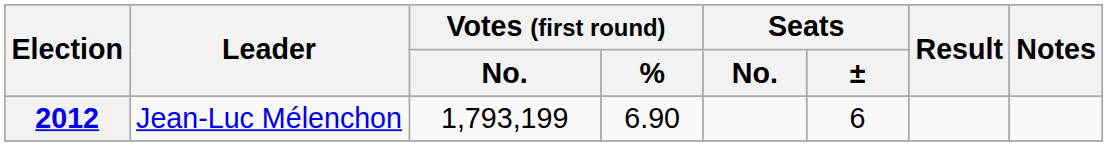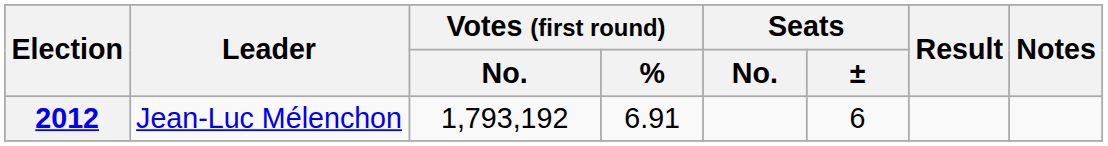(505, 118) 1,793,199 -> (505, 118) 1,793,192
(652, 118) 6.90 -> (652, 118) 6.91
